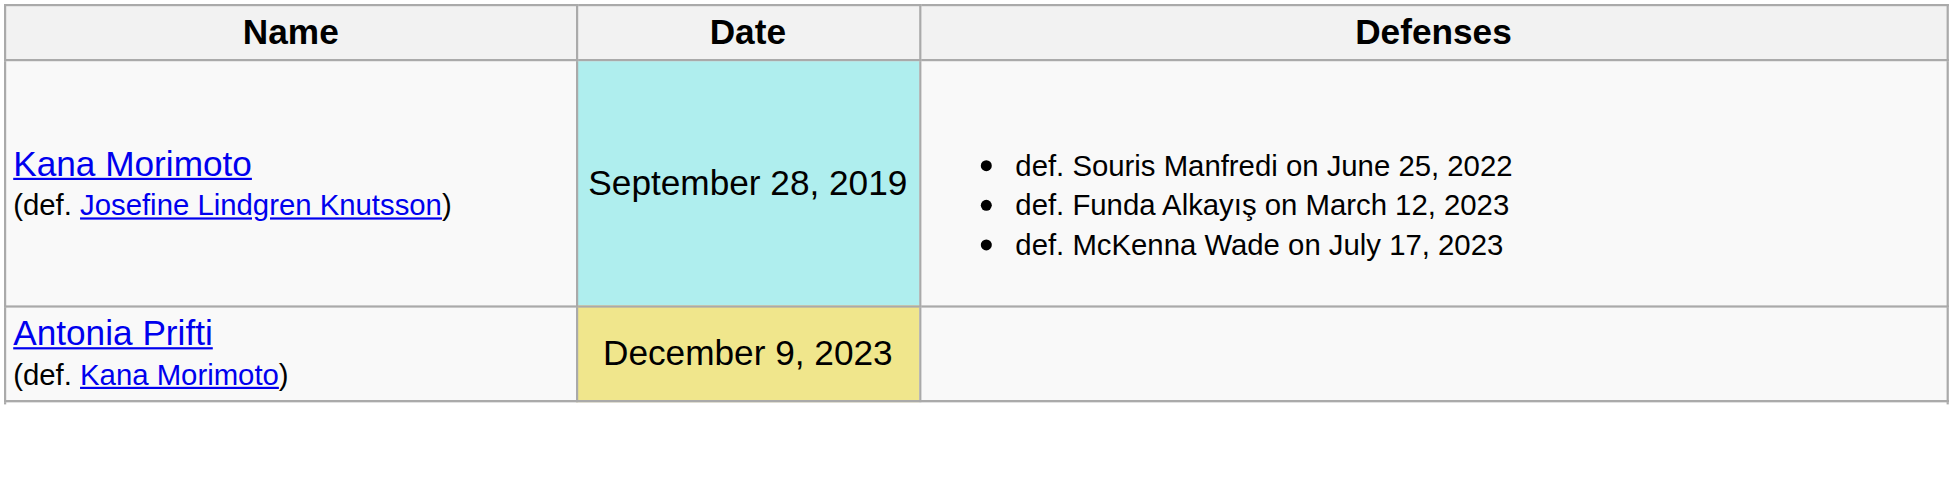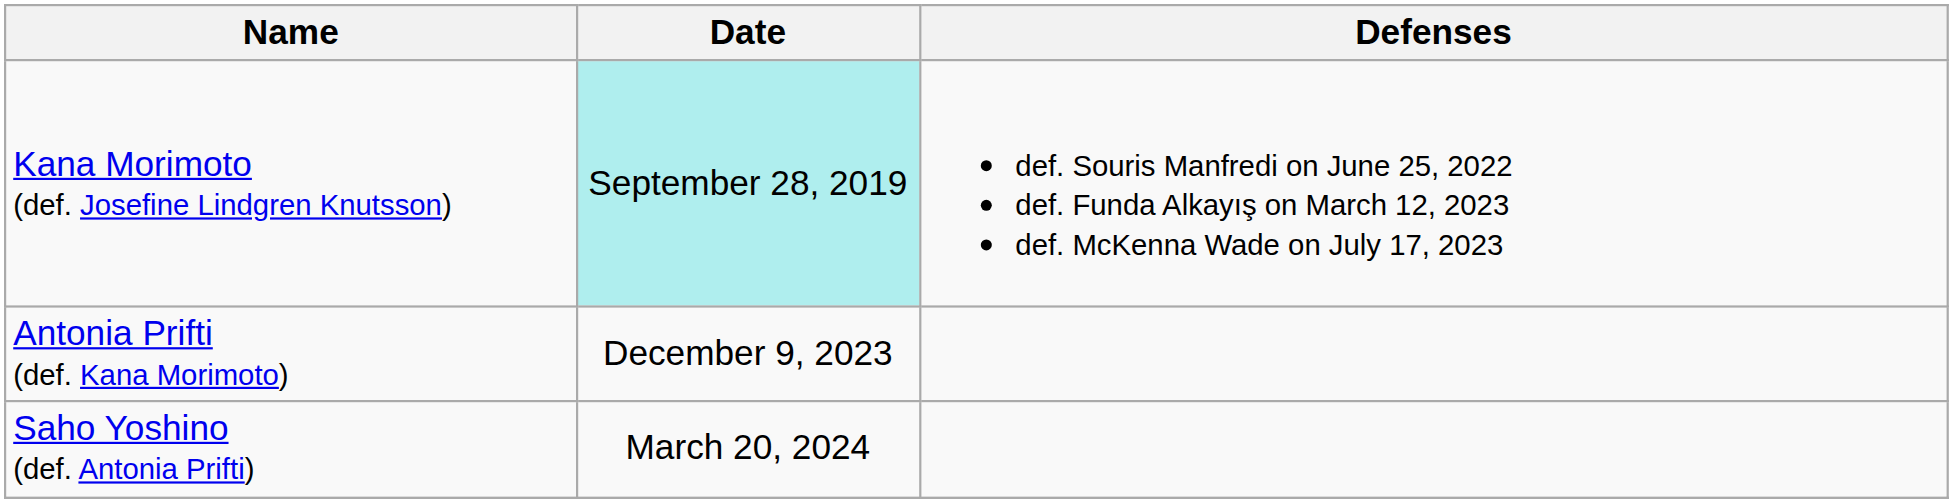(748, 353) khaki background -> (748, 353) no background
+ row: (134, 448)
